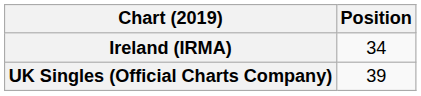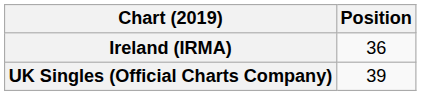(376, 47) 34 -> (376, 47) 36
